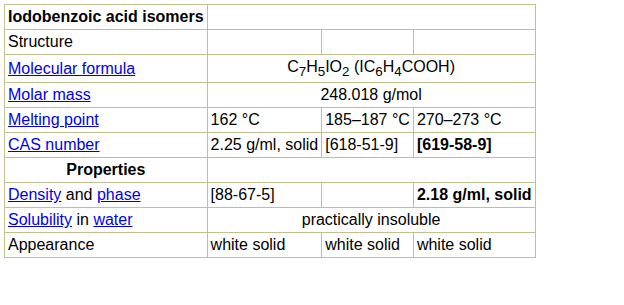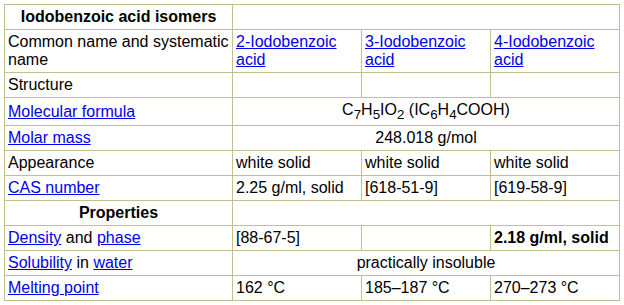+ row: (118, 50)
rows swapped: (51, 245) <-> (53, 120)
(454, 145) bold -> (530, 188) normal
